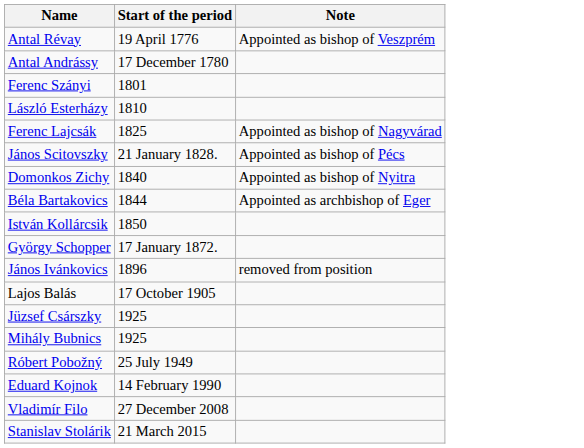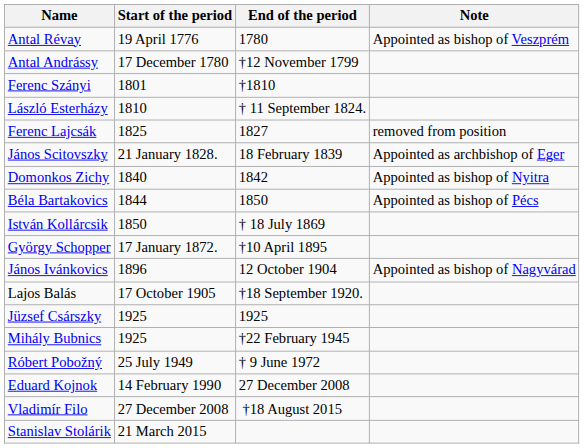+ column: (302, 16)
(340, 131) Appointed as bishop of Nagyvárad -> (439, 131) removed from position
(322, 154) Appointed as bishop of Pécs -> (469, 154) Appointed as archbishop of Eger
(335, 200) Appointed as archbishop of Eger -> (456, 200) Appointed as bishop of Pécs
(306, 270) removed from position -> (474, 270) Appointed as bishop of Nagyvárad
